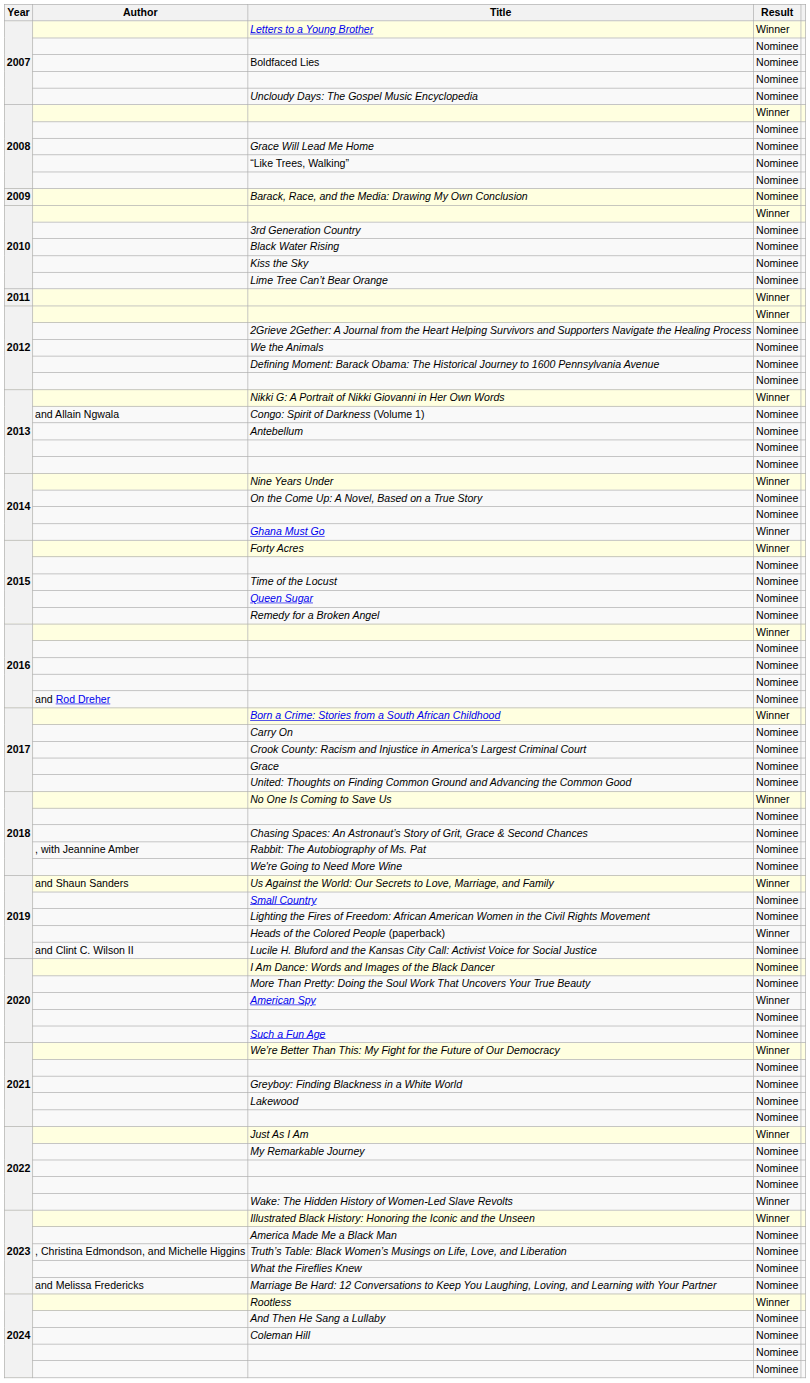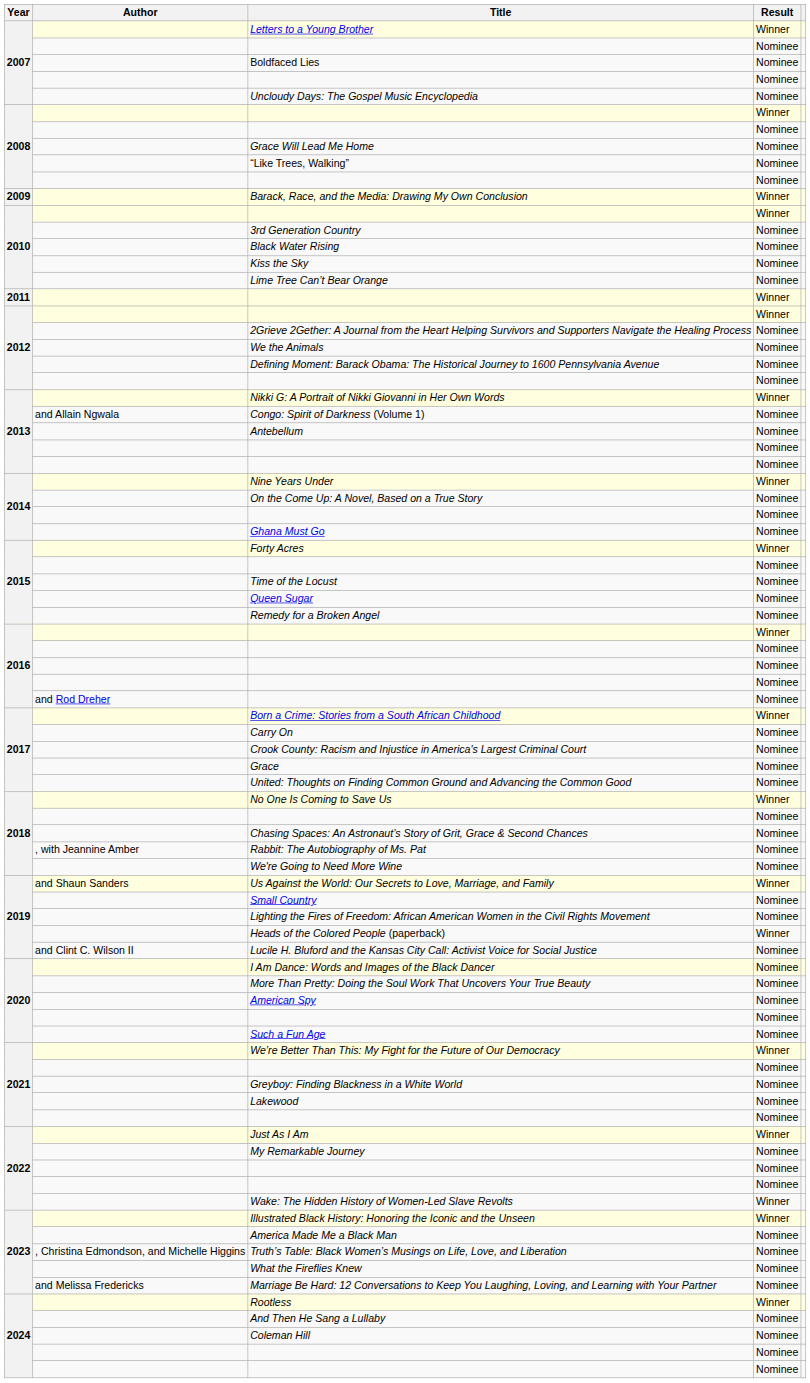(777, 197) Nominee -> (773, 197) Winner
(773, 532) Winner -> (777, 532) Nominee
(773, 1000) Winner -> (777, 1000) Nominee
